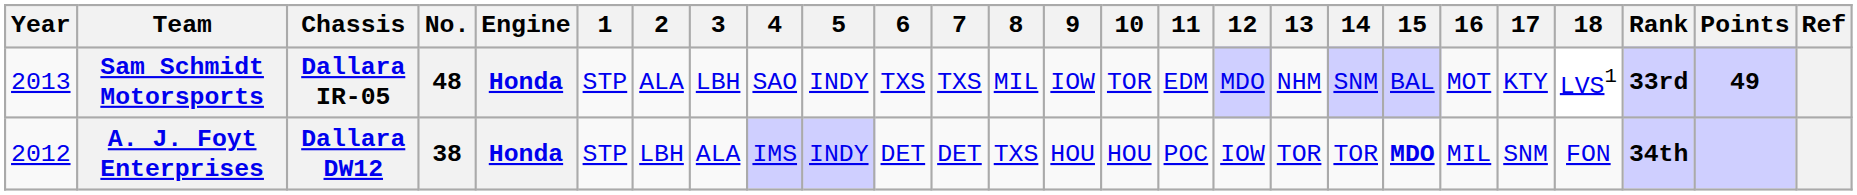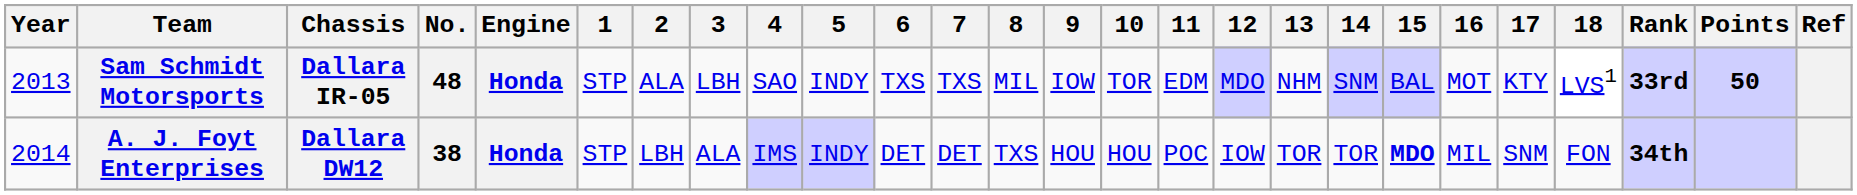(1745, 82) 49 -> (1745, 82) 50
(41, 153) 2012 -> (41, 153) 2014
